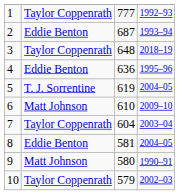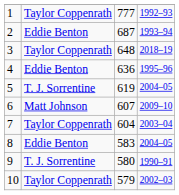(126, 106) 610 -> (126, 106) 607
(126, 143) 581 -> (126, 143) 583
(56, 161) Matt Johnson -> (60, 161) T. J. Sorrentine
